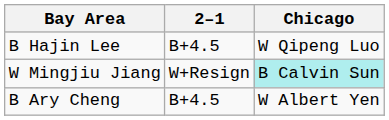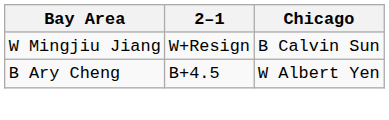- row: (64, 46)
(319, 74) paleturquoise background -> (319, 46) no background
